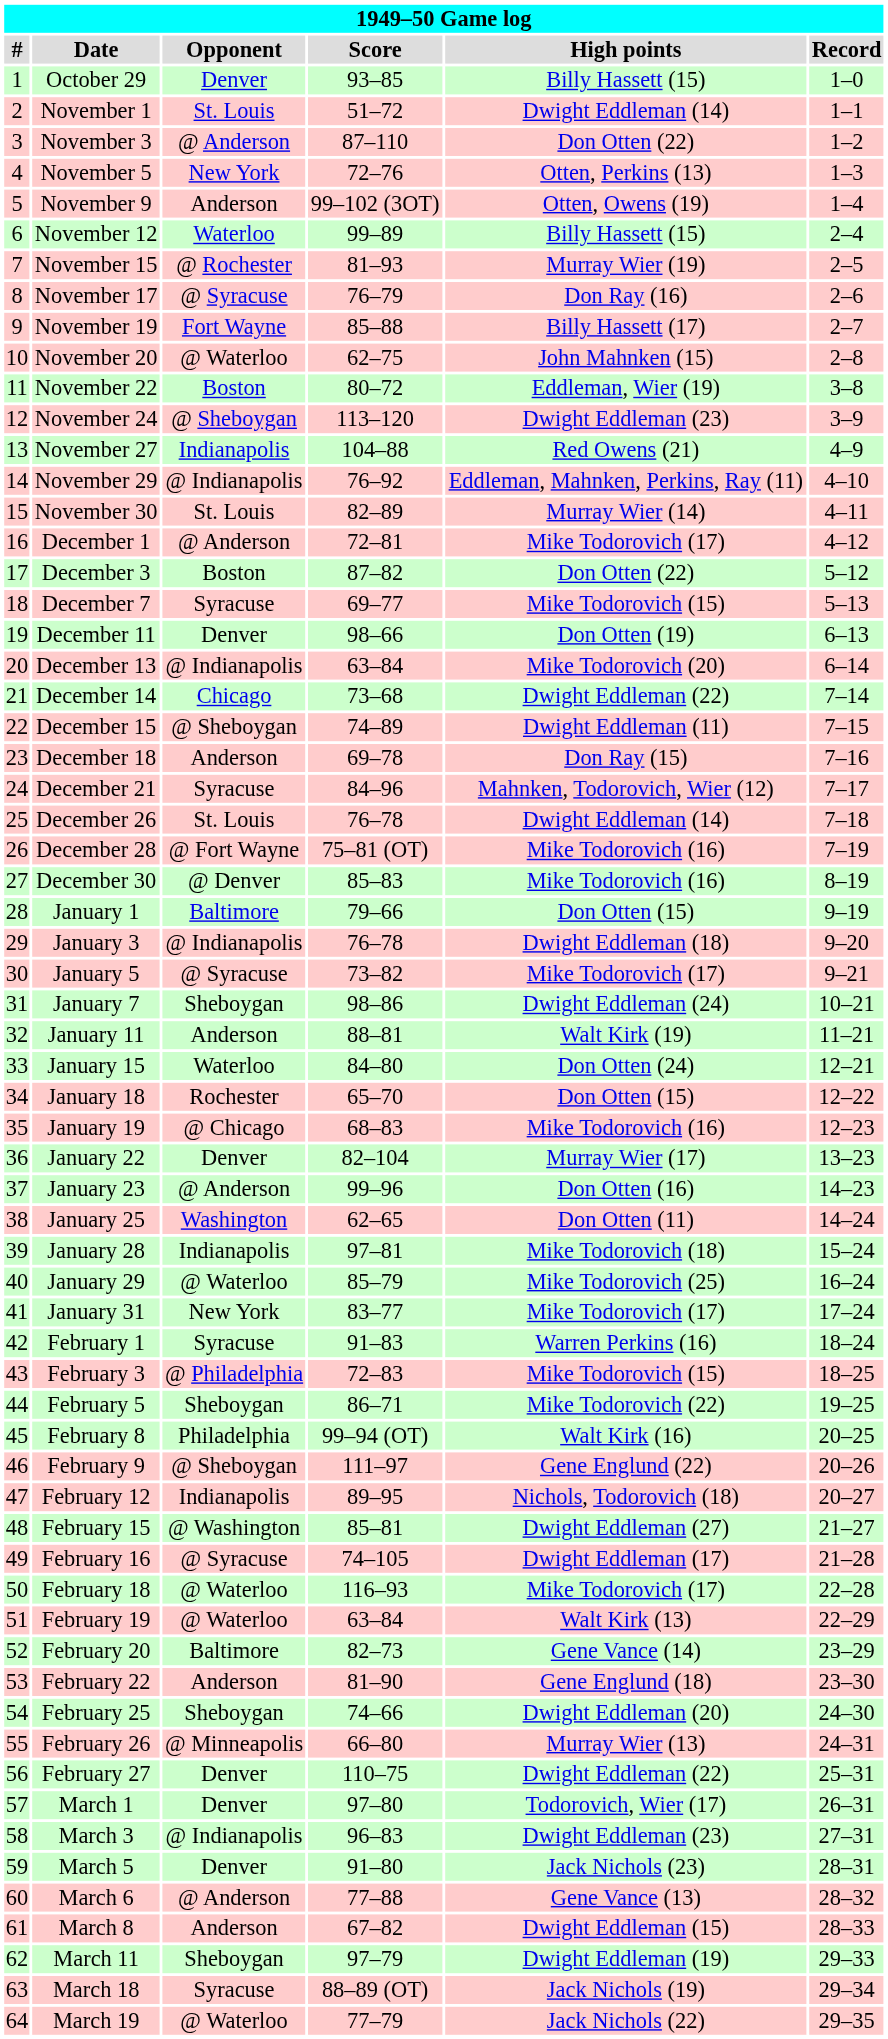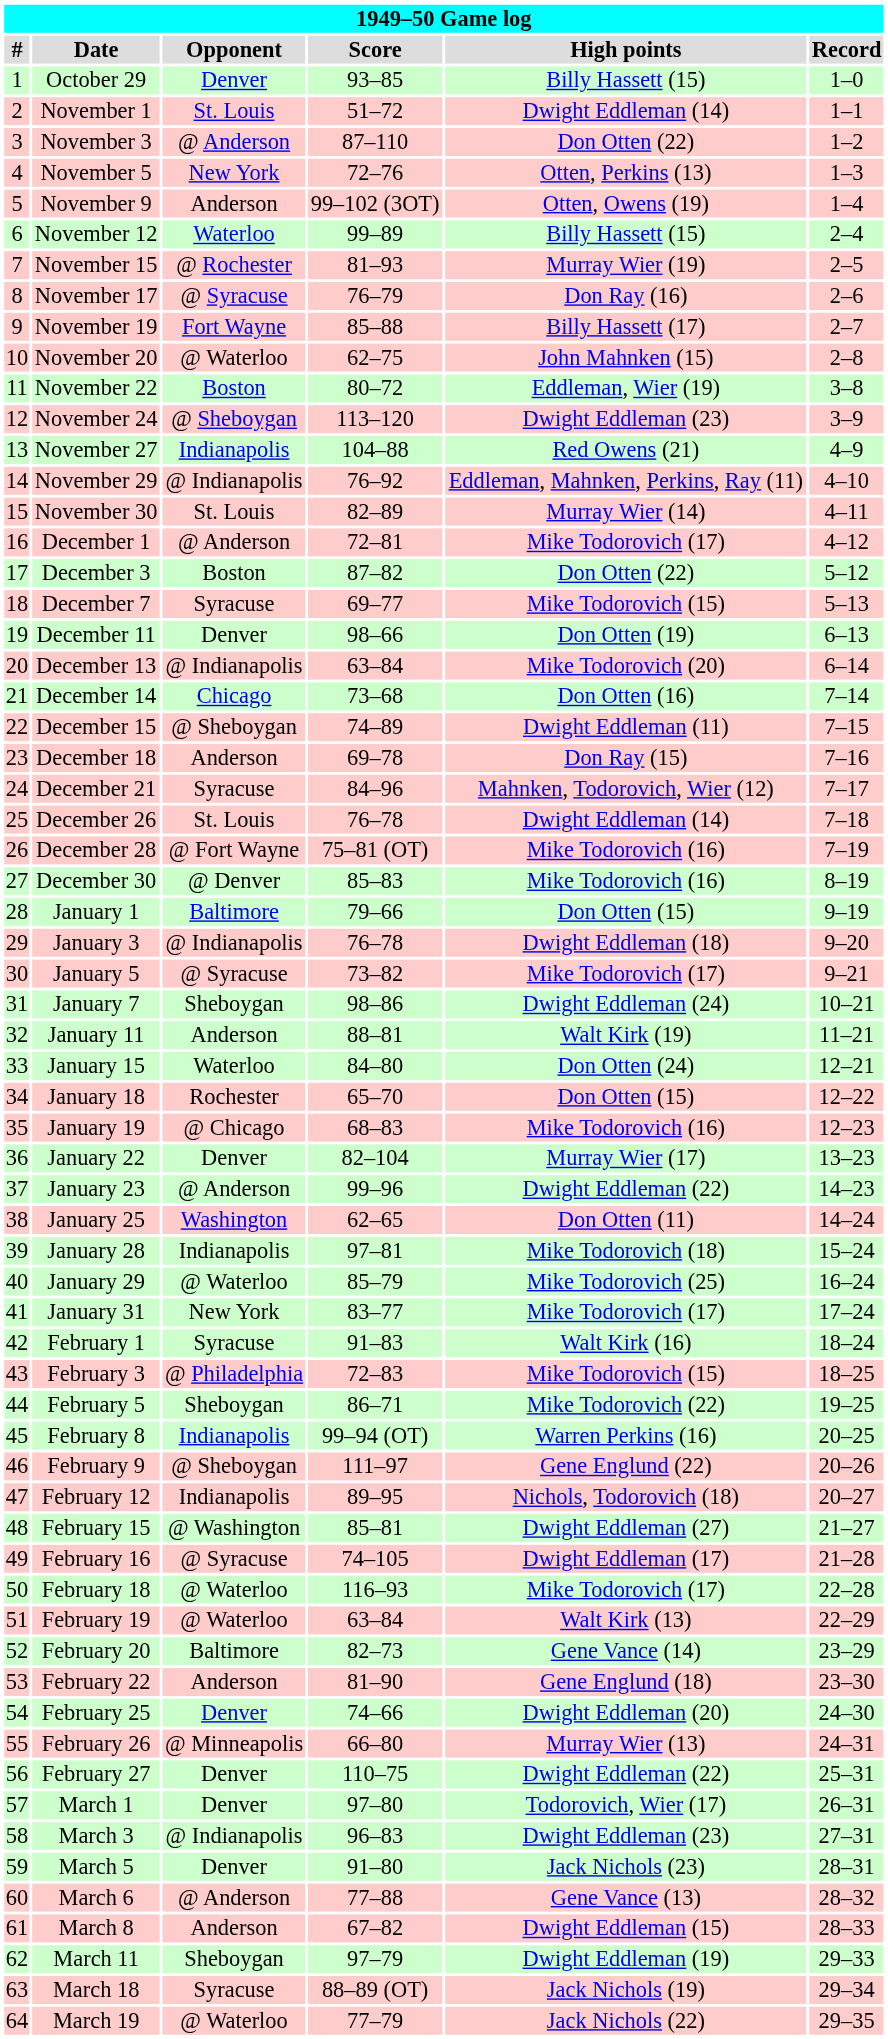(626, 696) Dwight Eddleman (22) -> (626, 696) Don Otten (16)
(626, 1188) Don Otten (16) -> (626, 1188) Dwight Eddleman (22)
(626, 1342) Warren Perkins (16) -> (626, 1342) Walt Kirk (16)
(234, 1435) Philadelphia -> (234, 1435) Indianapolis
(626, 1435) Walt Kirk (16) -> (626, 1435) Warren Perkins (16)
(234, 1712) Sheboygan -> (234, 1712) Denver
